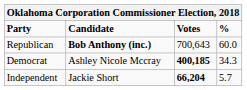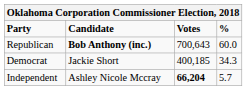(115, 61) Ashley Nicole Mccray -> (93, 61) Jackie Short
(193, 61) bold -> (193, 61) normal
(93, 77) Jackie Short -> (115, 77) Ashley Nicole Mccray
